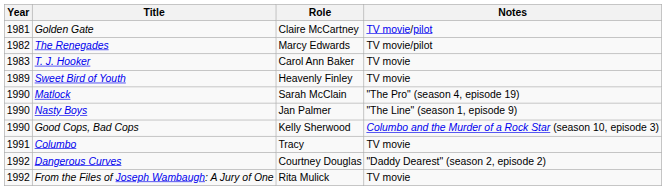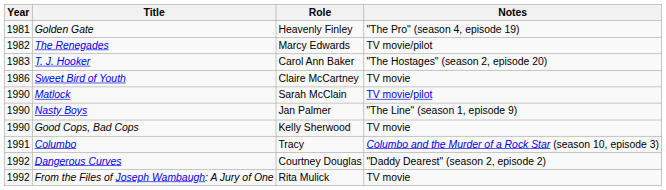(319, 29) Claire McCartney -> (315, 29) Heavenly Finley
(399, 29) TV movie/pilot -> (443, 29) "The Pro" (season 4, episode 19)
(388, 62) TV movie -> (457, 62) "The Hostages" (season 2, episode 20)
(18, 78) 1989 -> (18, 78) 1986
(315, 78) Heavenly Finley -> (319, 78) Claire McCartney
(443, 95) "The Pro" (season 4, episode 19) -> (399, 95) TV movie/pilot
(513, 128) Columbo and the Murder of a Rock Star (season 10, episode 3) -> (388, 128) TV movie
(388, 144) TV movie -> (513, 144) Columbo and the Murder of a Rock Star (season 10, episode 3)
